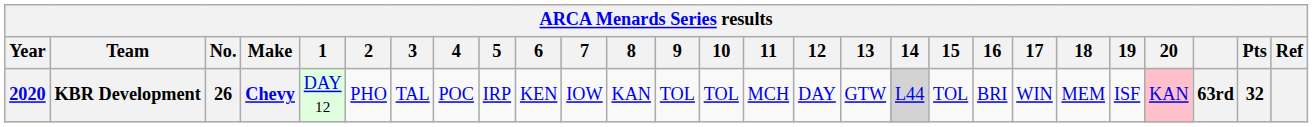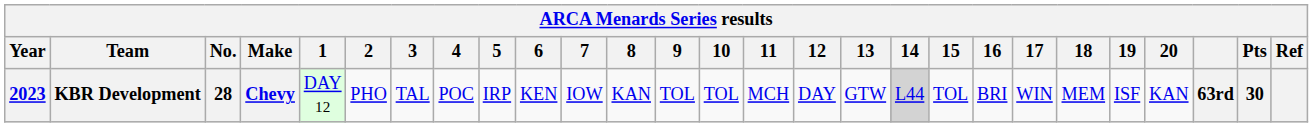(27, 94) 2020 -> (27, 94) 2023
(223, 94) 26 -> (223, 94) 28
(1169, 94) pink background -> (1169, 94) no background
(1255, 94) 32 -> (1255, 94) 30
